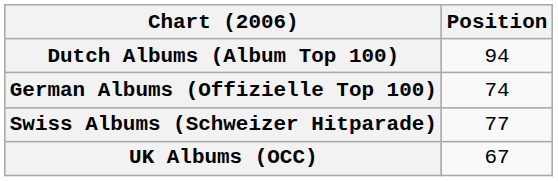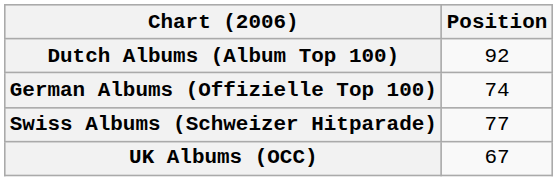(497, 56) 94 -> (497, 56) 92
